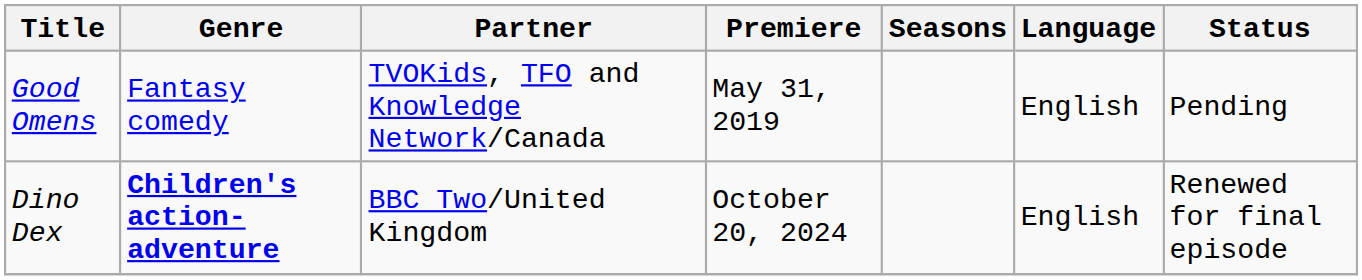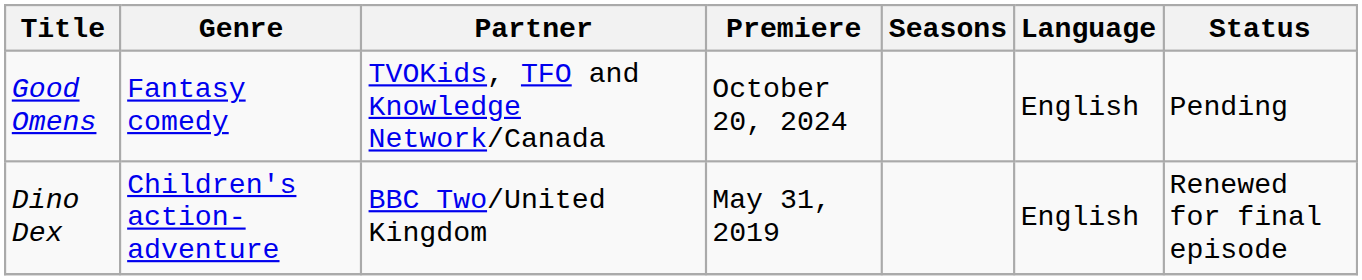(771, 107) May 31, 2019 -> (780, 107) October 20, 2024
(212, 218) bold -> (212, 218) normal
(780, 218) October 20, 2024 -> (771, 218) May 31, 2019
